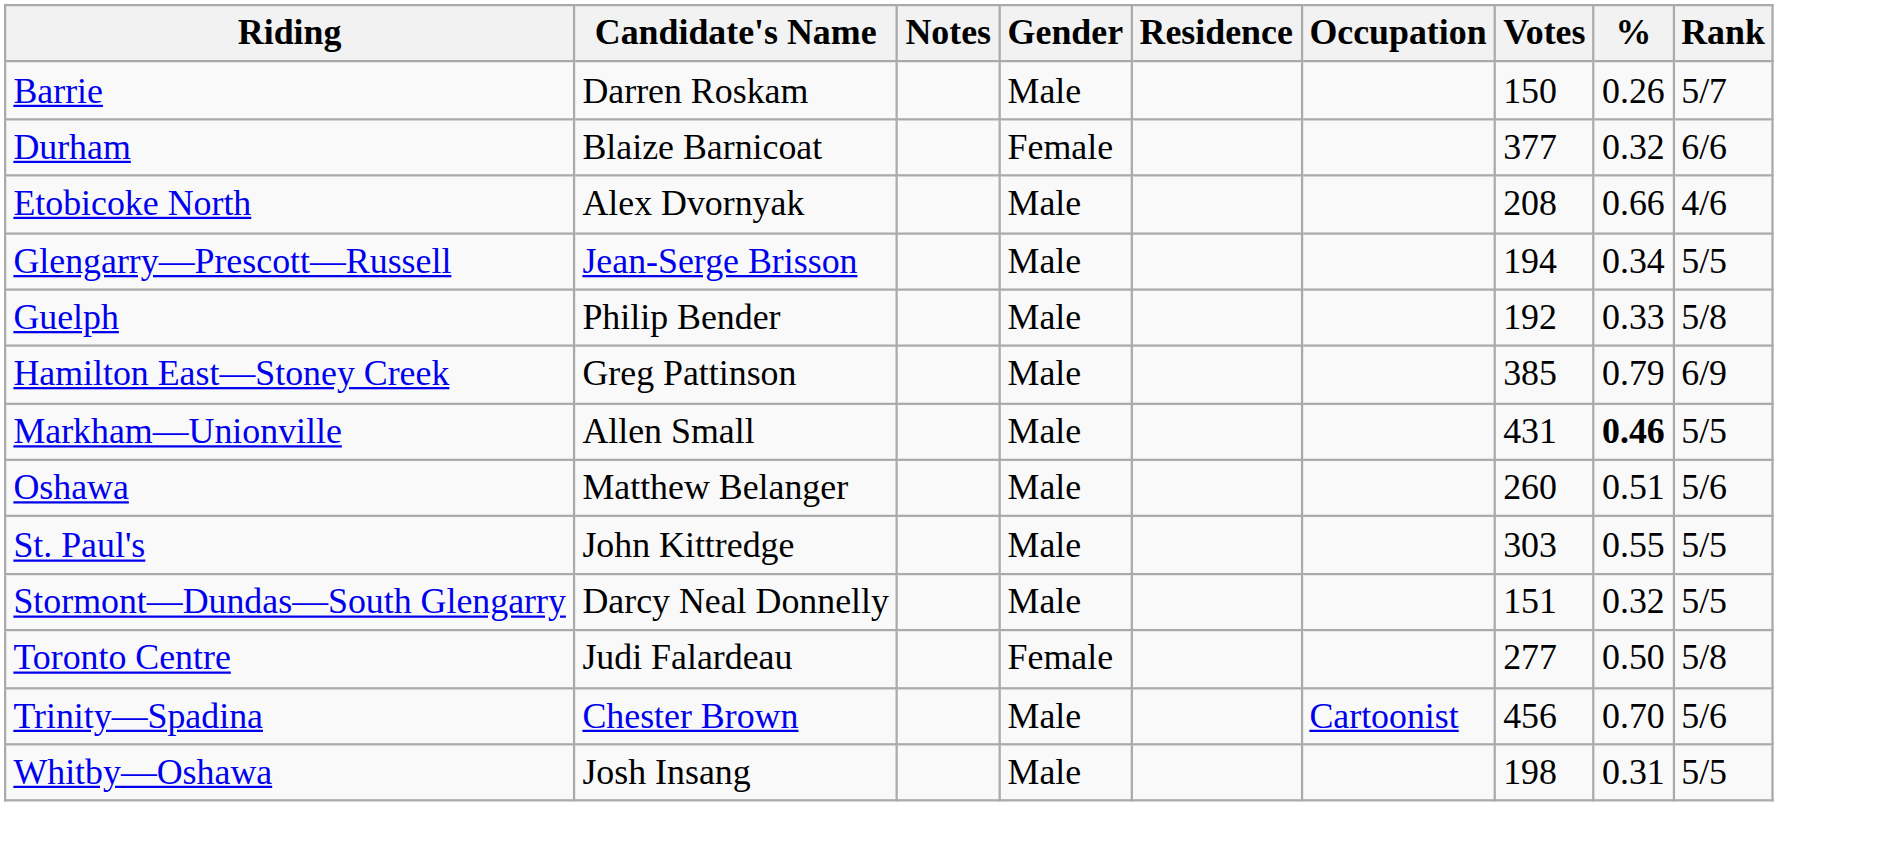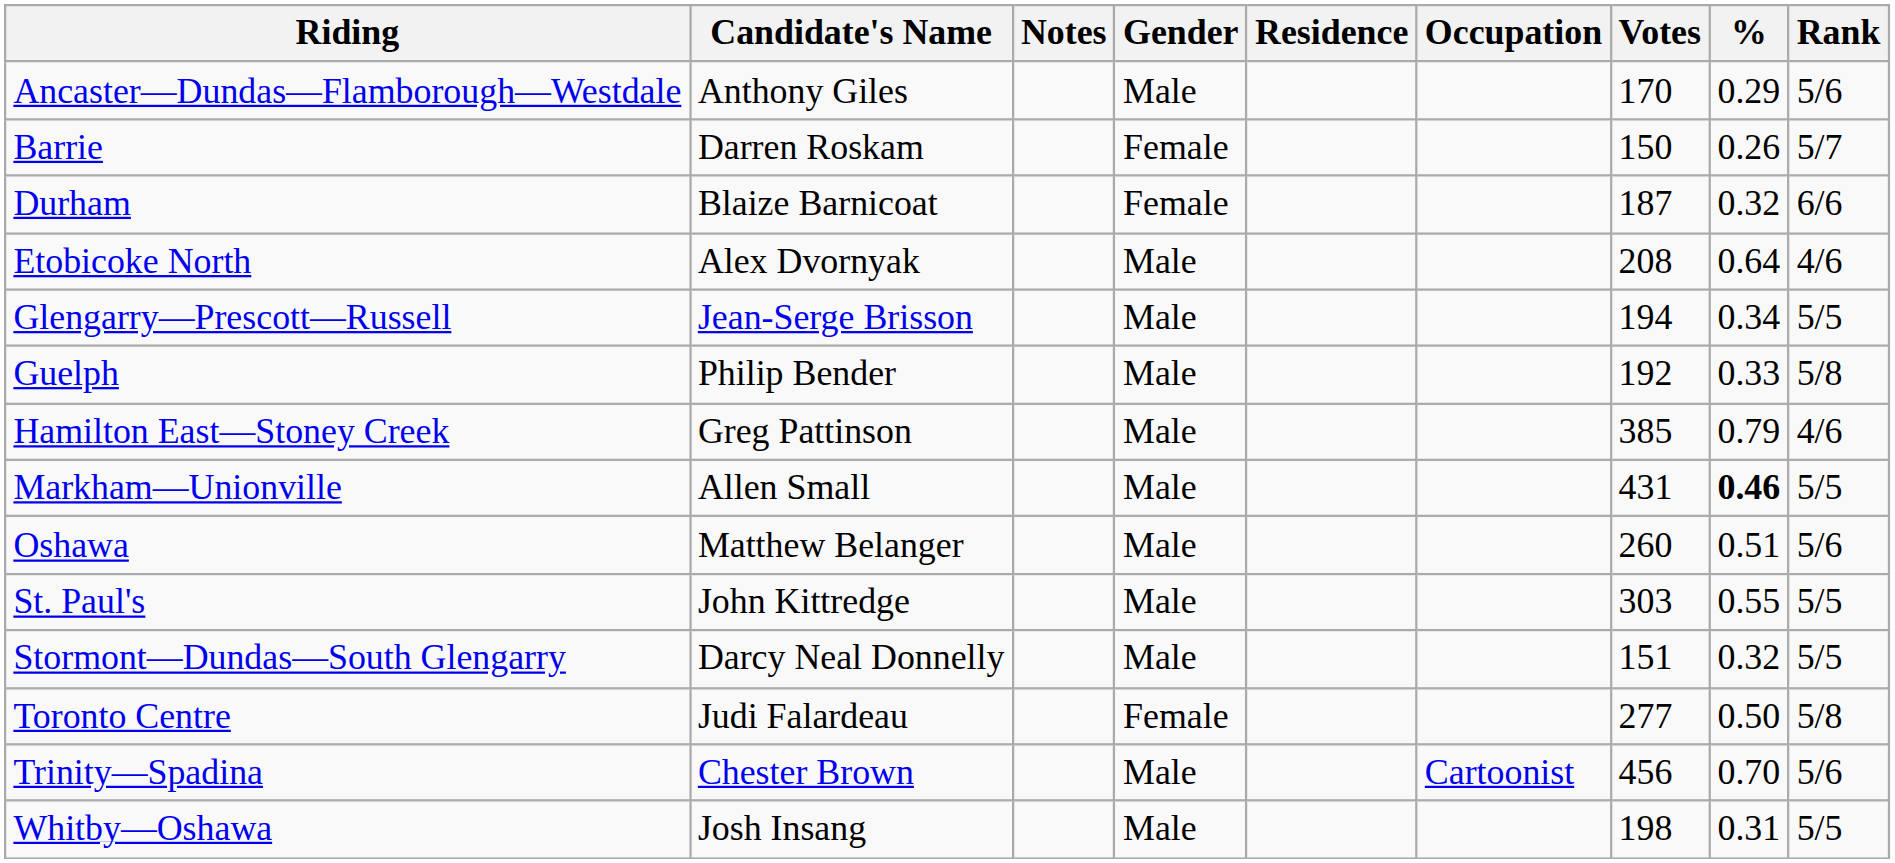+ row: (347, 89)
(1044, 89) Male -> (1176, 146) Female
(1530, 146) 377 -> (1646, 203) 187
(1633, 203) 0.66 -> (1749, 260) 0.64
(1704, 373) 6/9 -> (1820, 430) 4/6
